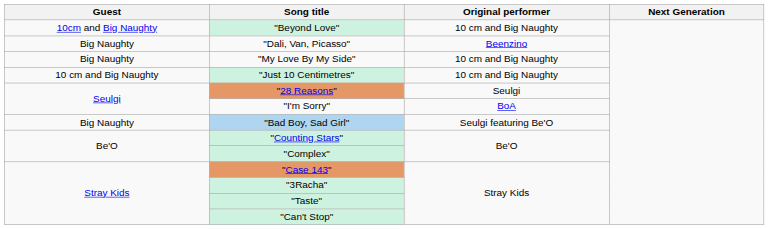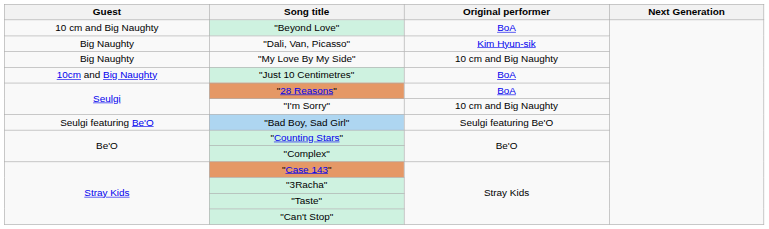(107, 28) 10cm and Big Naughty -> (107, 28) 10 cm and Big Naughty
(507, 28) 10 cm and Big Naughty -> (507, 28) BoA
(507, 43) Beenzino -> (507, 43) Kim Hyun-sik
(107, 75) 10 cm and Big Naughty -> (107, 75) 10cm and Big Naughty
(507, 75) 10 cm and Big Naughty -> (507, 75) BoA
(507, 91) Seulgi -> (507, 91) BoA
(507, 106) BoA -> (507, 106) 10 cm and Big Naughty
(107, 122) Big Naughty -> (107, 122) Seulgi featuring Be'O
